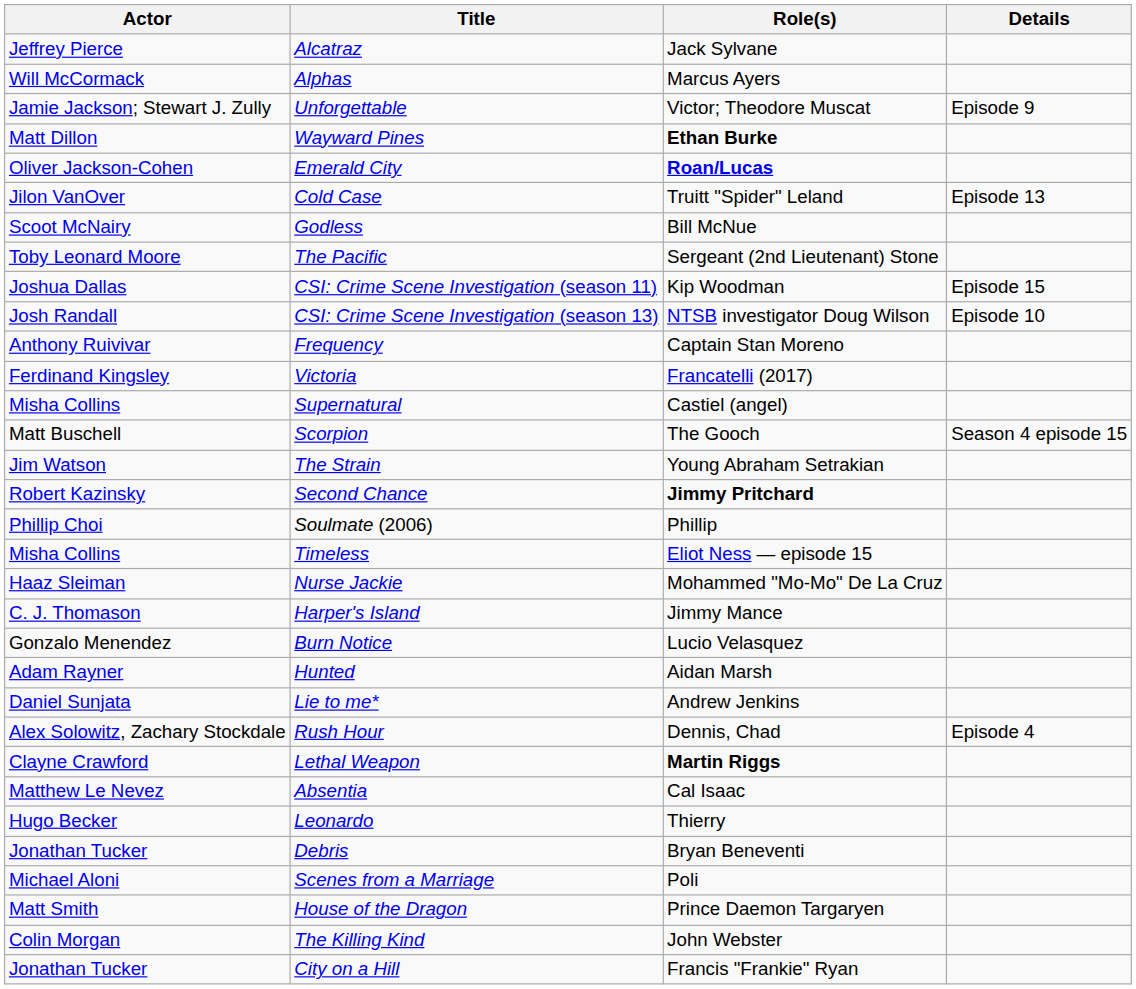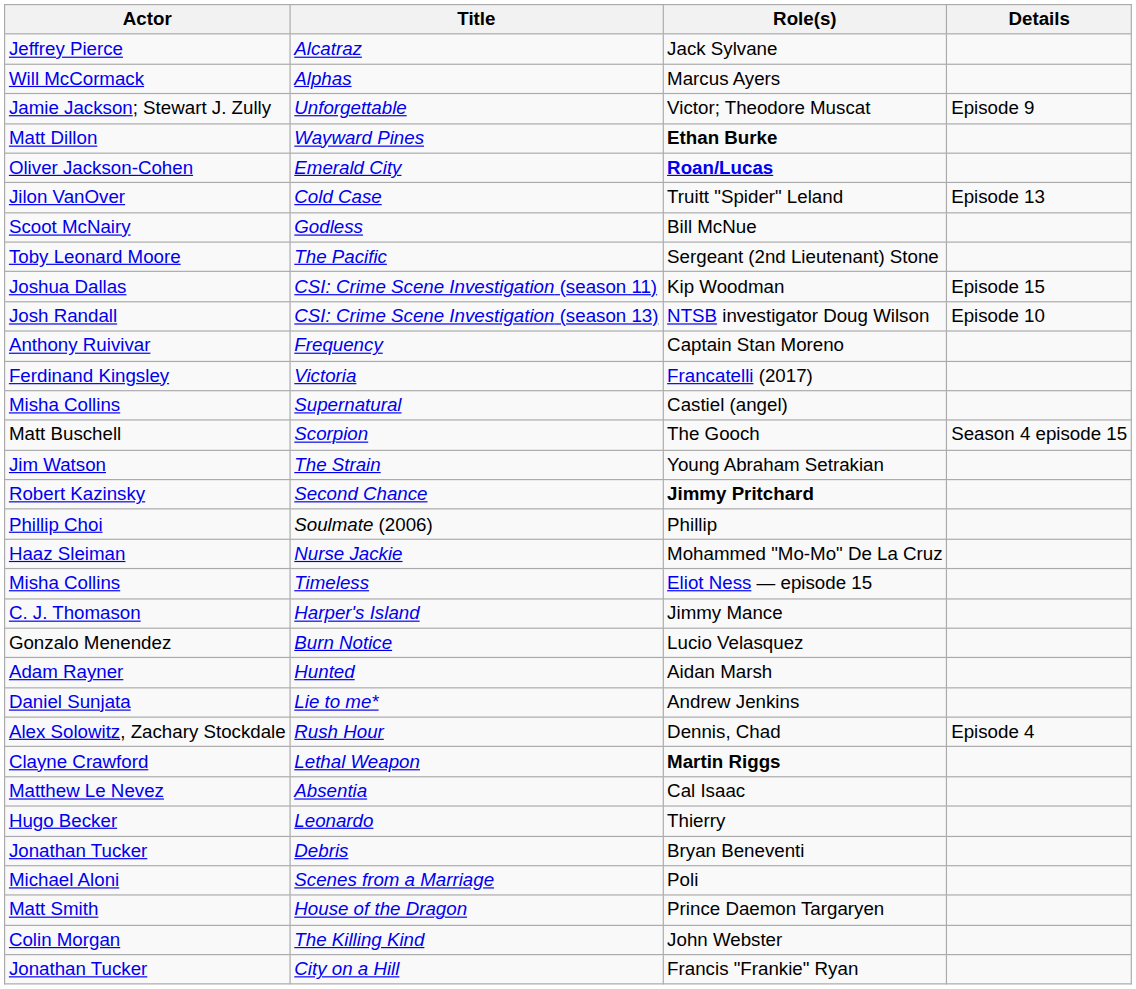rows swapped: (332, 553) <-> (348, 583)
